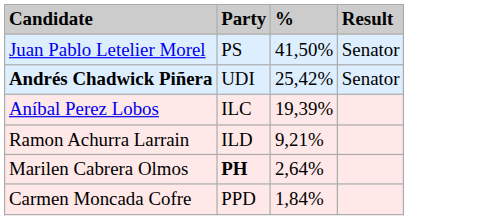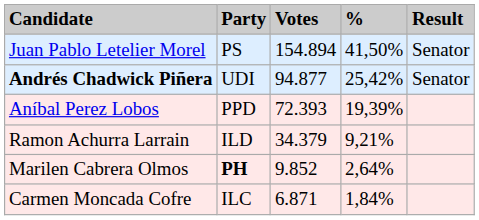+ column: (297, 19)
(236, 109) ILC -> (238, 109) PPD
(238, 199) PPD -> (236, 199) ILC
